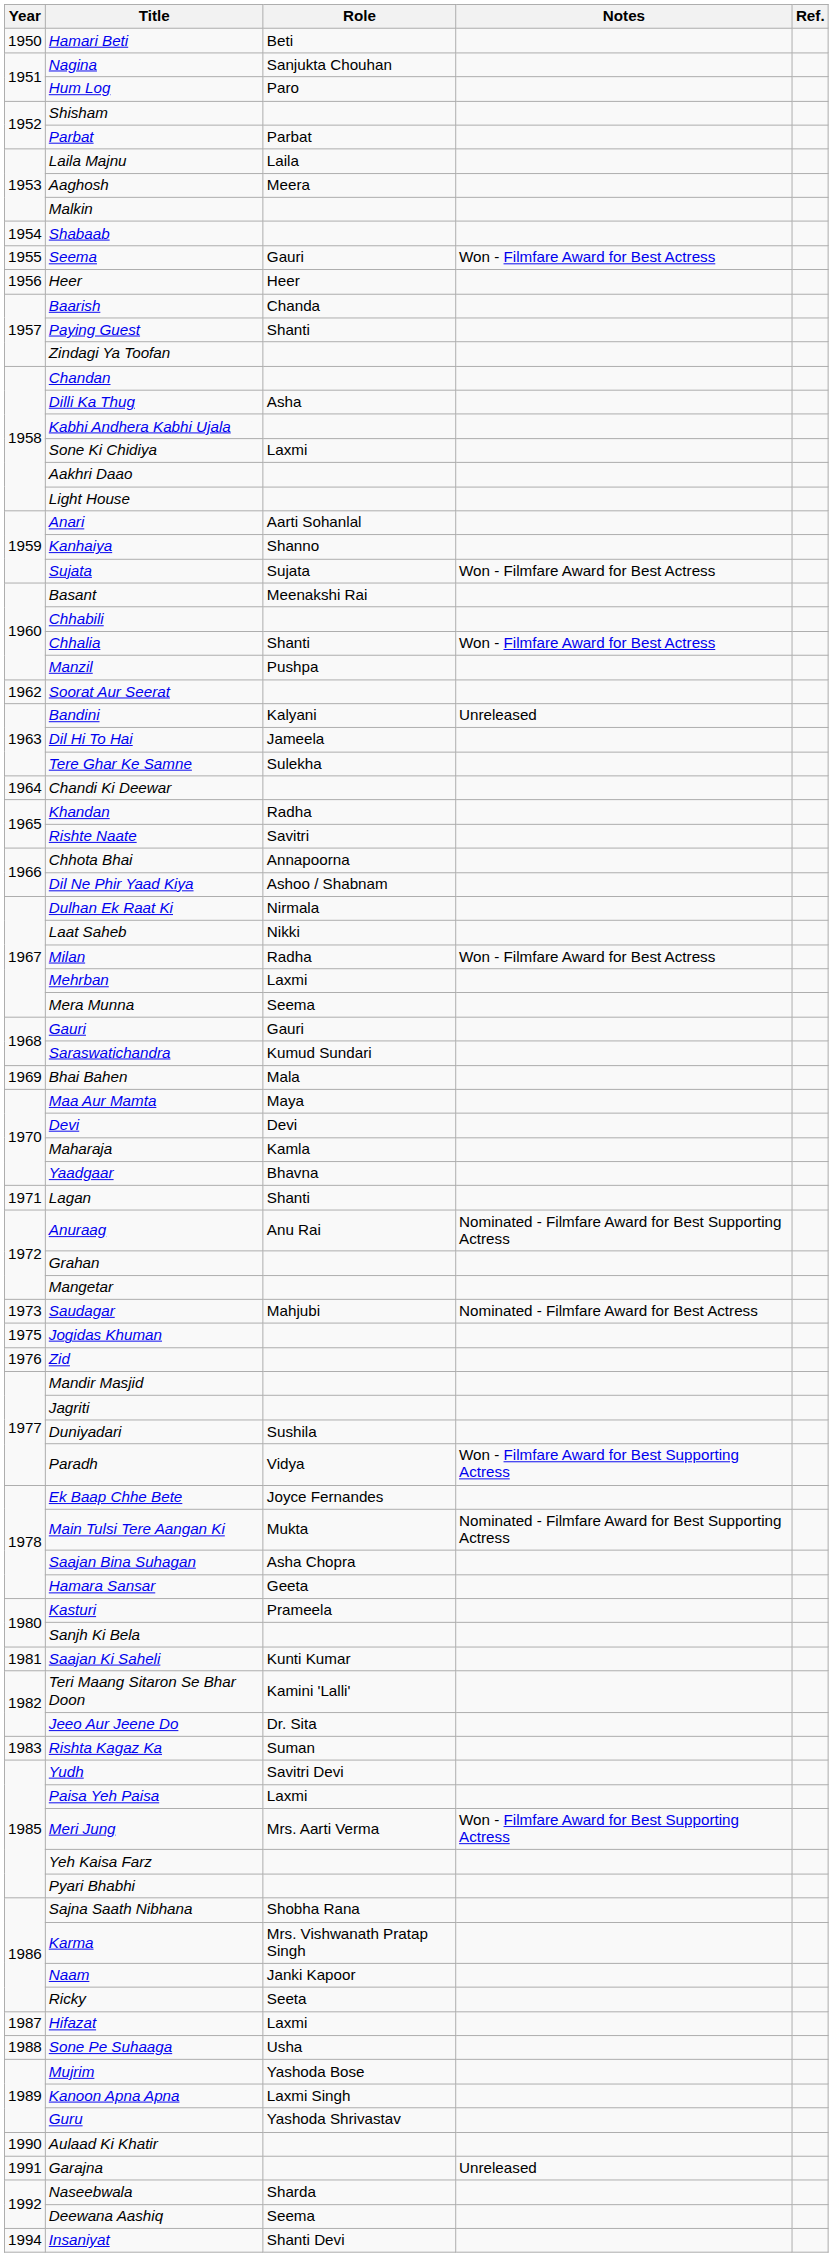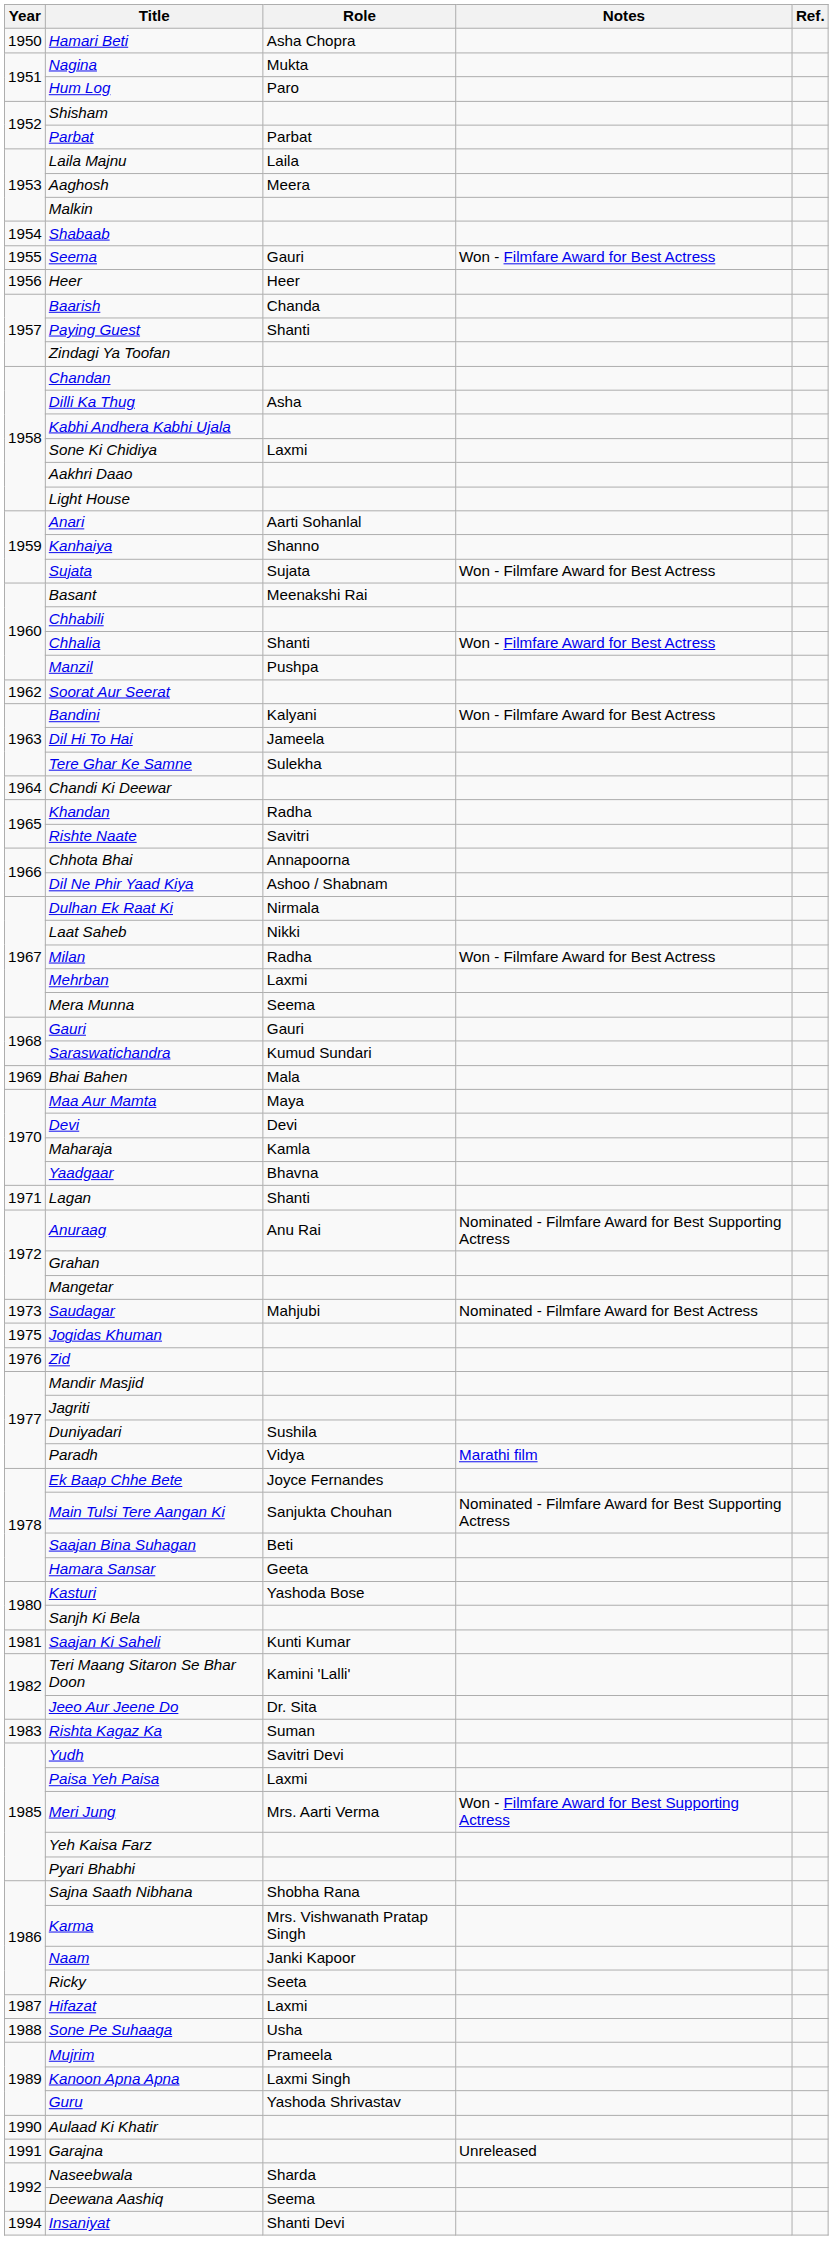(280, 40) Beti -> (311, 40) Asha Chopra
(329, 64) Sanjukta Chouhan -> (288, 64) Mukta
(498, 715) Unreleased -> (587, 715) Won - Filmfare Award for Best Actress
(599, 1464) Won - Filmfare Award for Best Supporting Actress -> (498, 1455) Marathi film
(288, 1529) Mukta -> (329, 1512) Sanjukta Chouhan
(311, 1562) Asha Chopra -> (280, 1545) Beti
(299, 1610) Prameela -> (316, 1593) Yashoda Bose
(316, 2071) Yashoda Bose -> (299, 2054) Prameela
